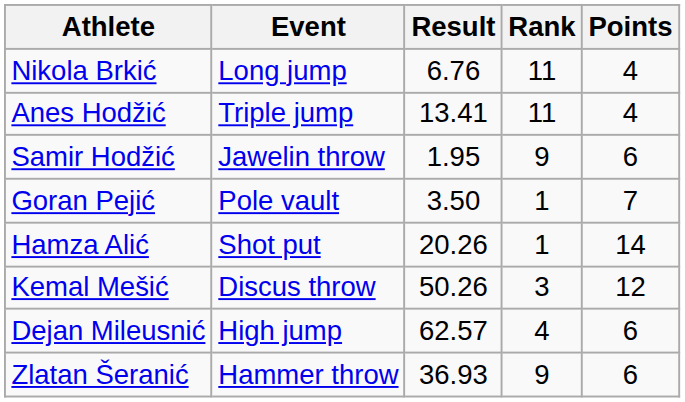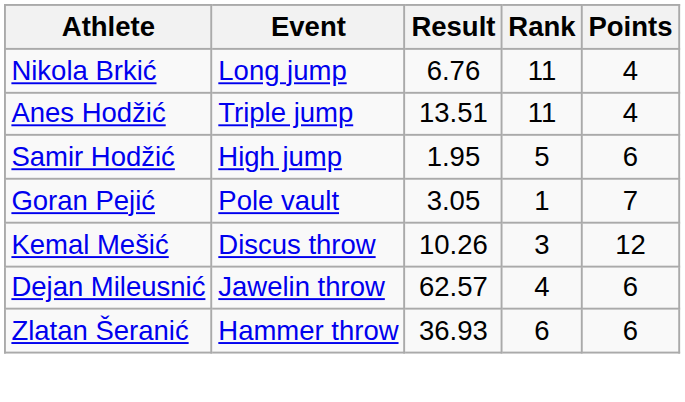(453, 114) 13.41 -> (453, 114) 13.51
(302, 157) Jawelin throw -> (280, 157) High jump
(542, 157) 9 -> (542, 157) 5
(453, 201) 3.50 -> (453, 201) 3.05
- row: (80, 244)
(453, 288) 50.26 -> (453, 244) 10.26
(280, 331) High jump -> (302, 288) Jawelin throw
(542, 375) 9 -> (542, 331) 6
